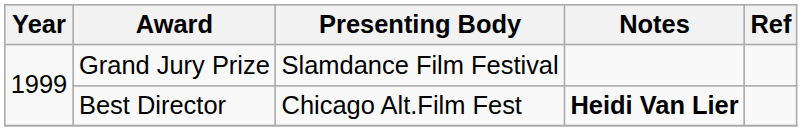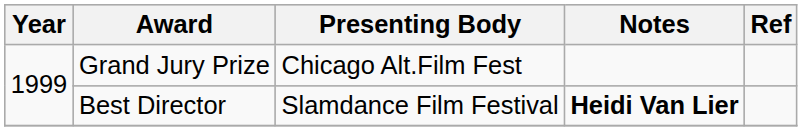(420, 65) Slamdance Film Festival -> (402, 65) Chicago Alt.Film Fest
(402, 105) Chicago Alt.Film Fest -> (420, 105) Slamdance Film Festival
